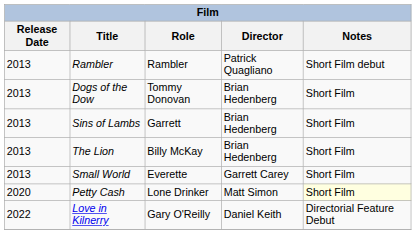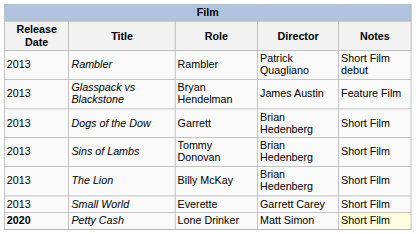+ row: (103, 94)
(169, 94) Tommy Donovan -> (194, 123) Garrett
(164, 123) Garrett -> (199, 152) Tommy Donovan
(19, 192) normal -> (19, 221) bold
- row: (90, 215)
